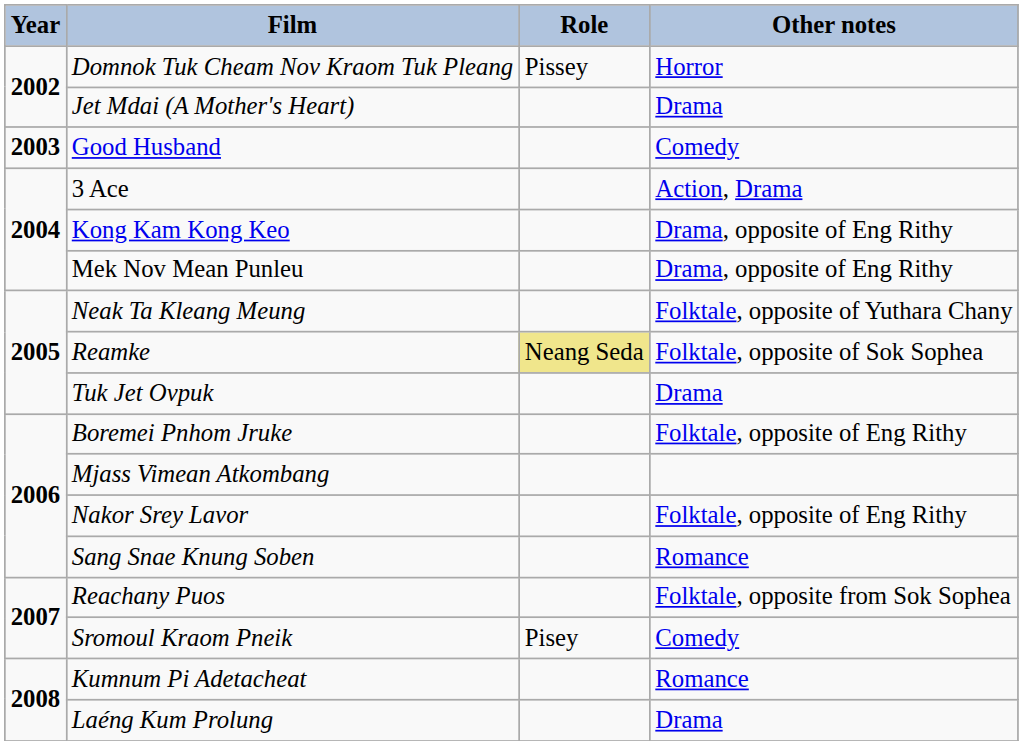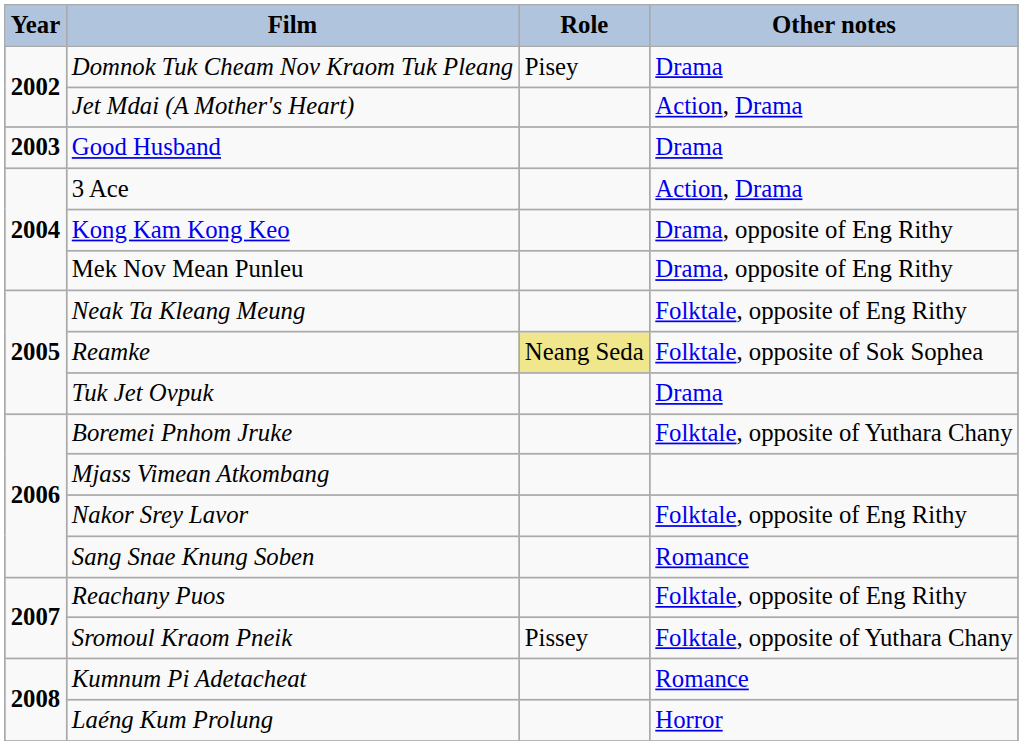(556, 66) Pissey -> (552, 66) Pisey
(689, 66) Horror -> (689, 66) Drama
(689, 107) Drama -> (729, 107) Action, Drama
(697, 147) Comedy -> (689, 147) Drama
(834, 311) Folktale, opposite of Yuthara Chany -> (811, 311) Folktale, opposite of Eng Rithy
(811, 433) Folktale, opposite of Eng Rithy -> (834, 433) Folktale, opposite of Yuthara Chany
(833, 597) Folktale, opposite from Sok Sophea -> (811, 597) Folktale, opposite of Eng Rithy
(552, 638) Pisey -> (556, 638) Pissey
(697, 638) Comedy -> (834, 638) Folktale, opposite of Yuthara Chany
(689, 719) Drama -> (689, 719) Horror
